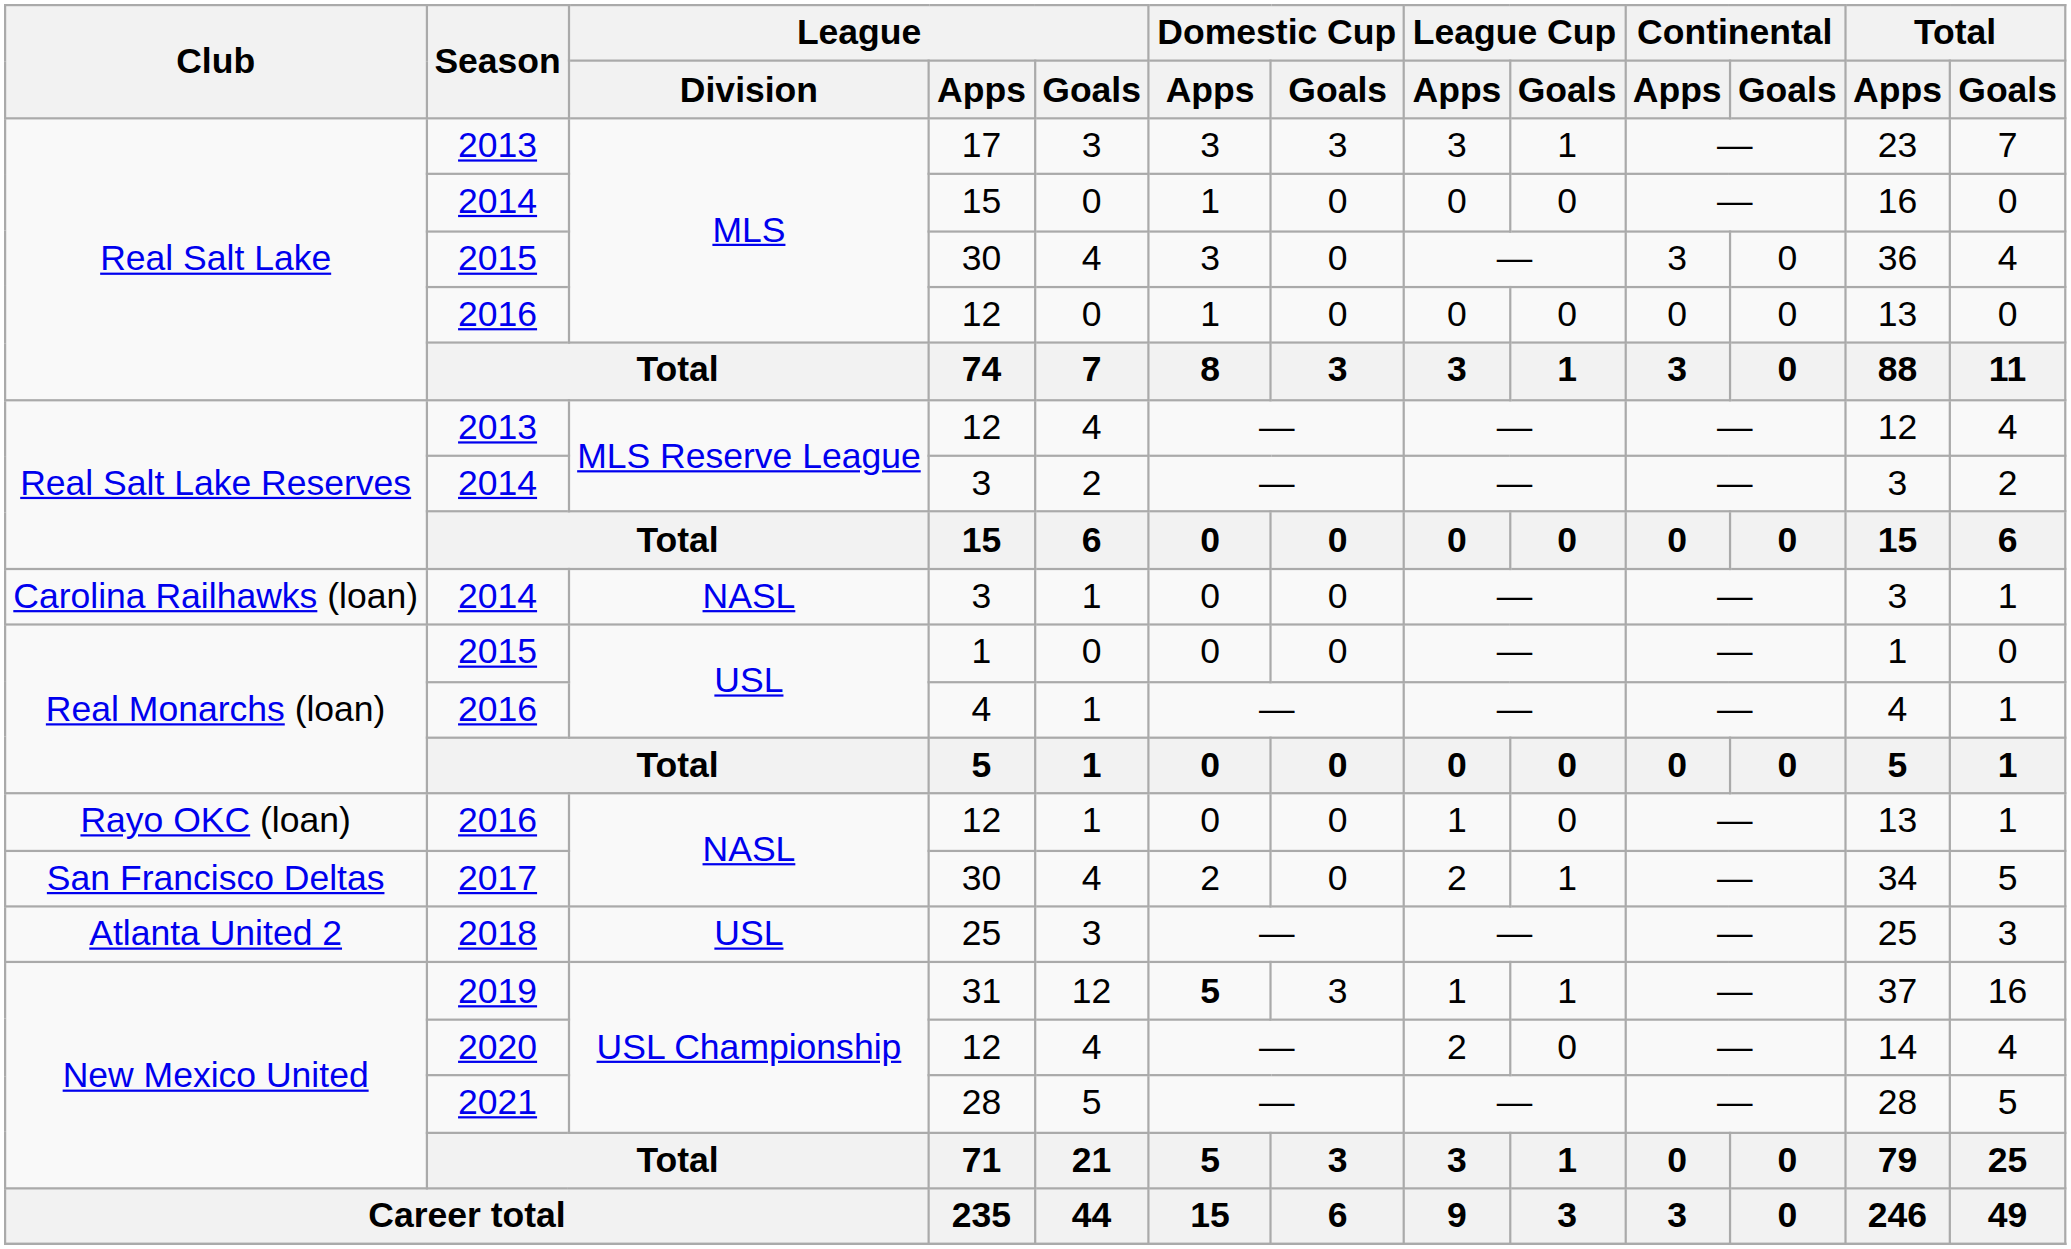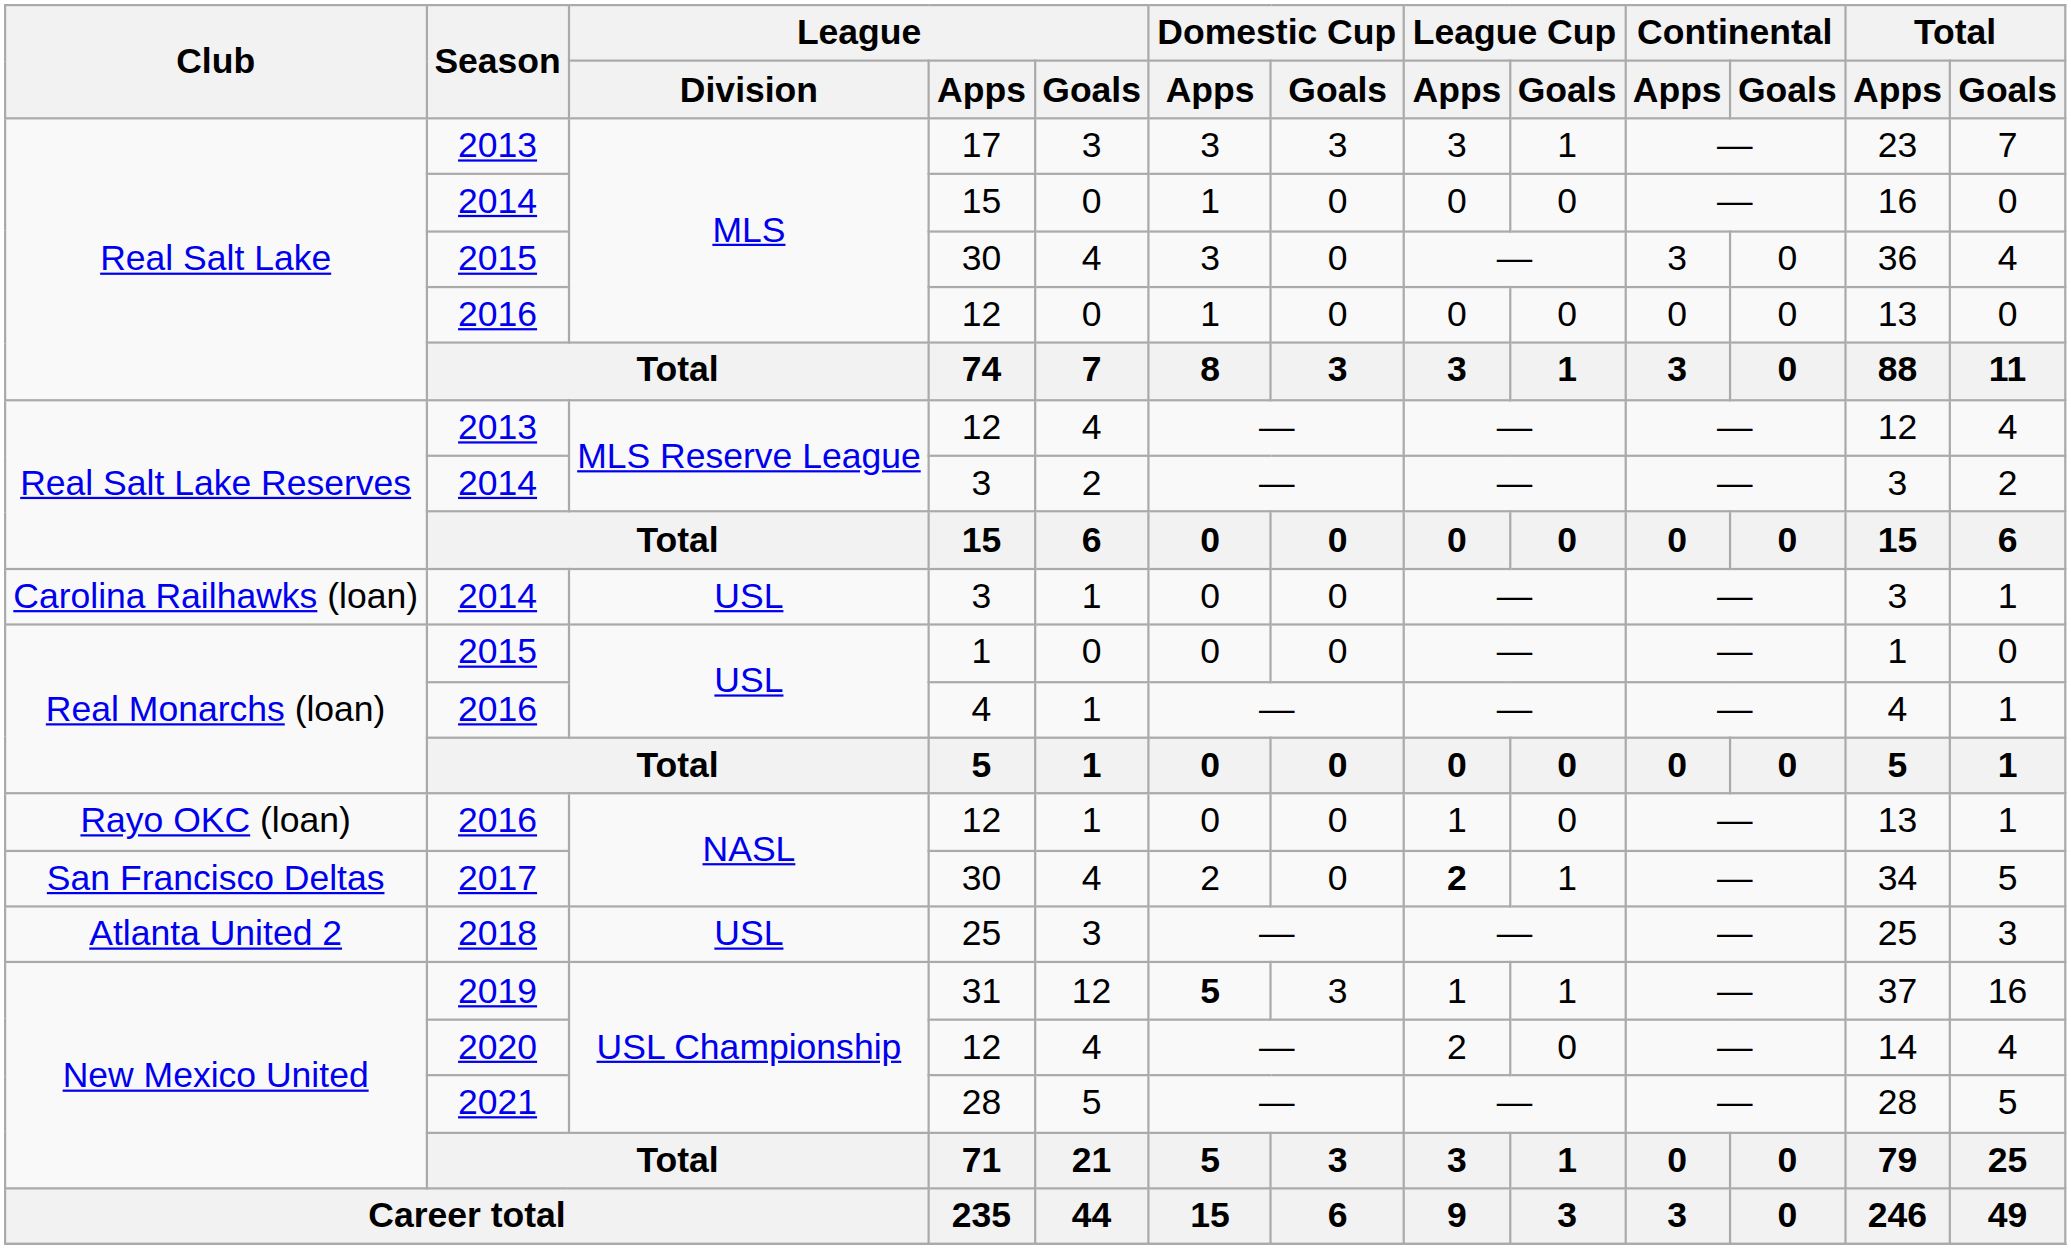(749, 595) NASL -> (749, 595) USL
(1457, 877) normal -> (1457, 877) bold
